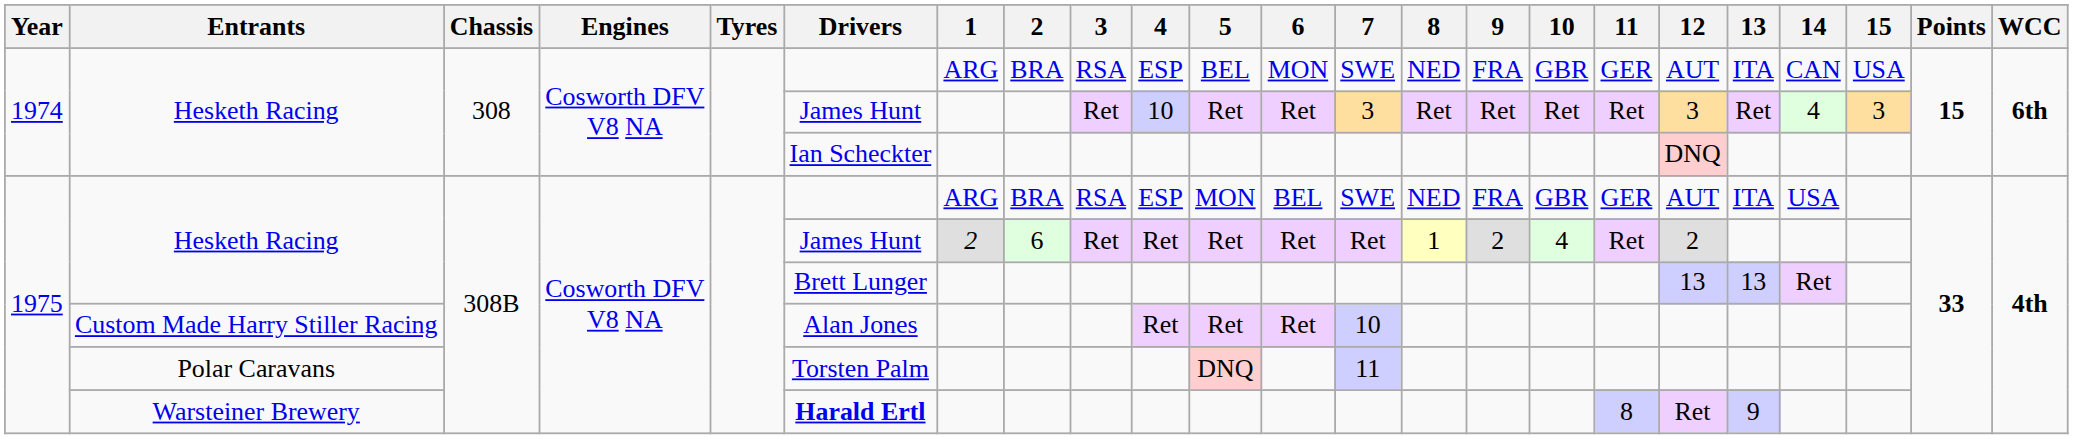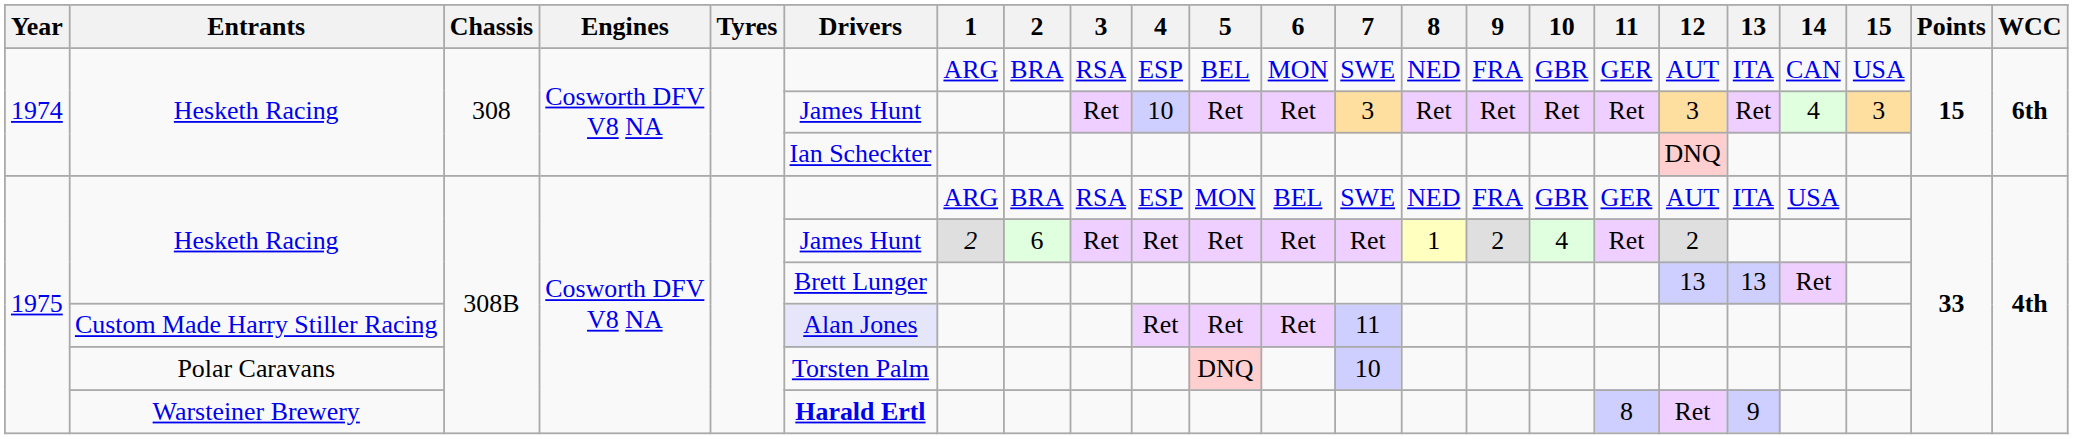(860, 325) no background -> (860, 325) lavender background
(1368, 325) 10 -> (1368, 325) 11
(1368, 368) 11 -> (1368, 368) 10
